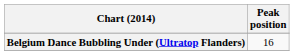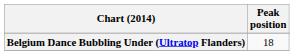(268, 42) 16 -> (268, 42) 18
